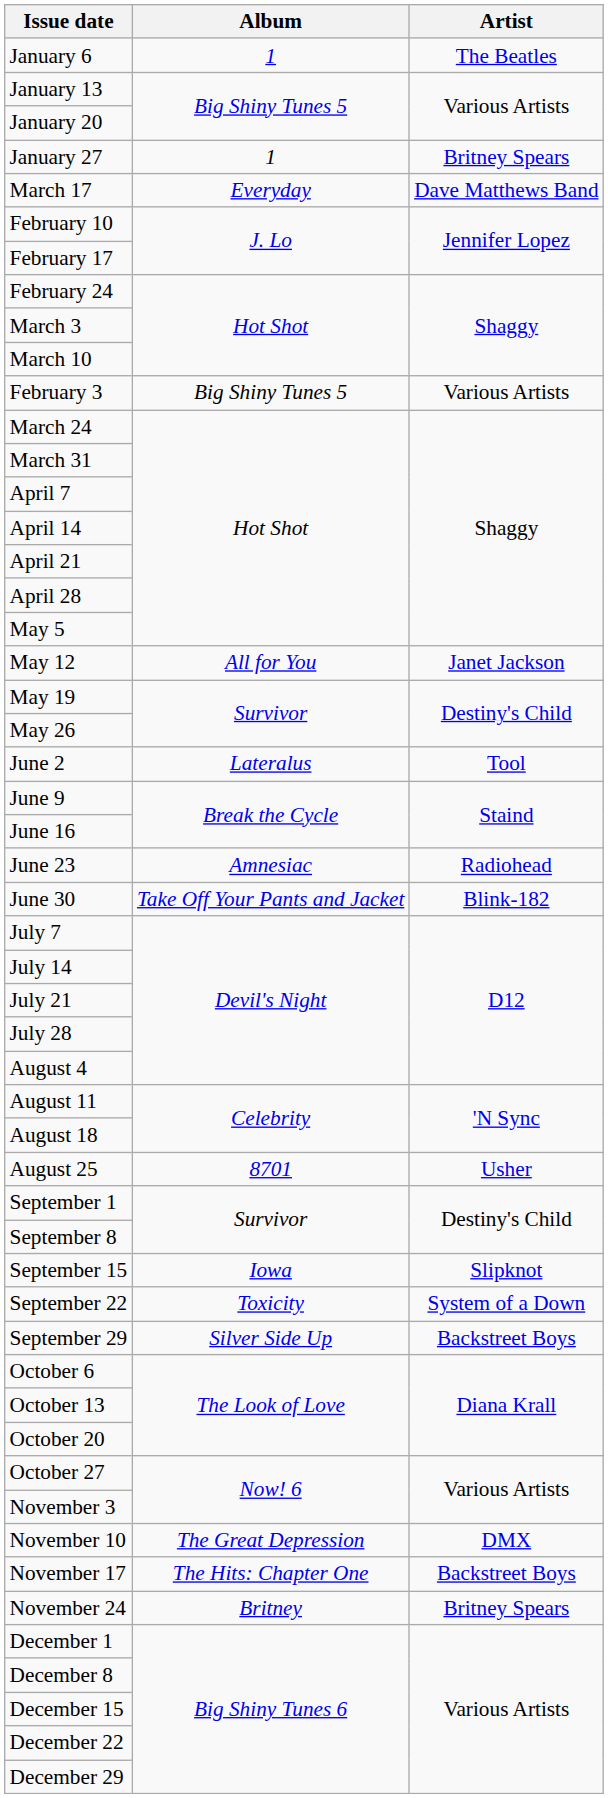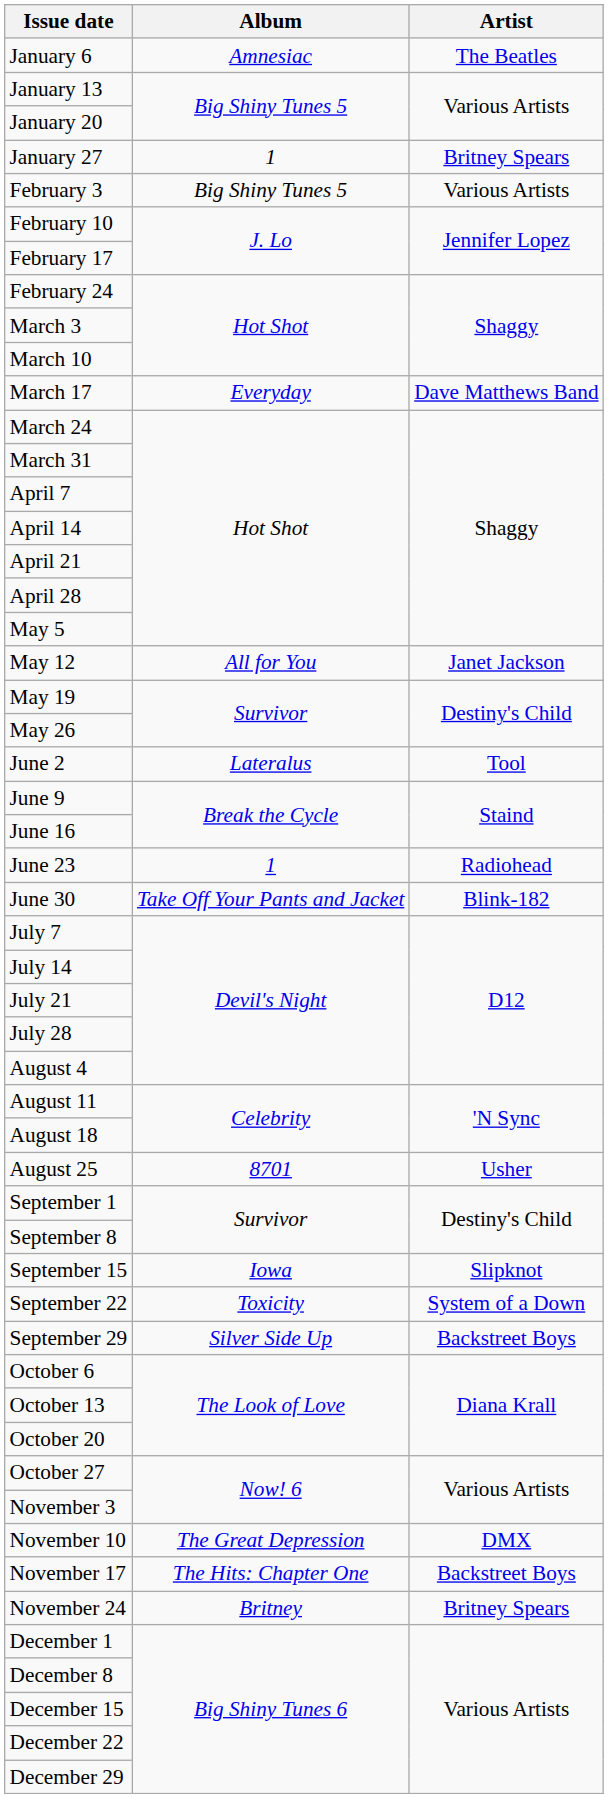(271, 55) 1 -> (271, 55) Amnesiac
rows swapped: (56, 392) <-> (51, 190)
(271, 865) Amnesiac -> (271, 865) 1
